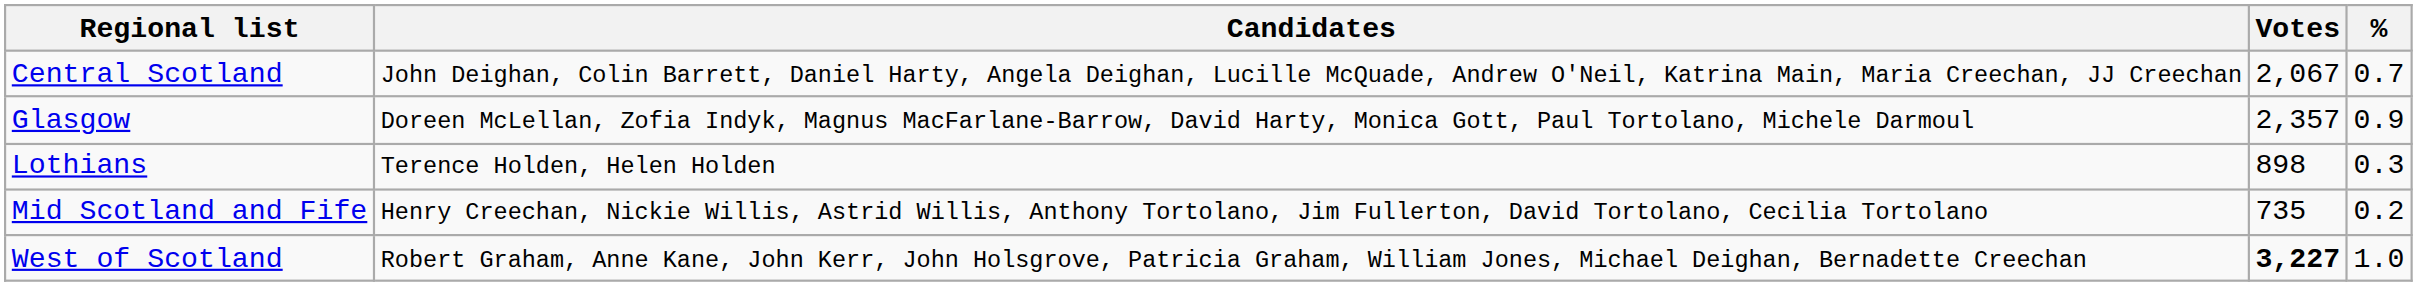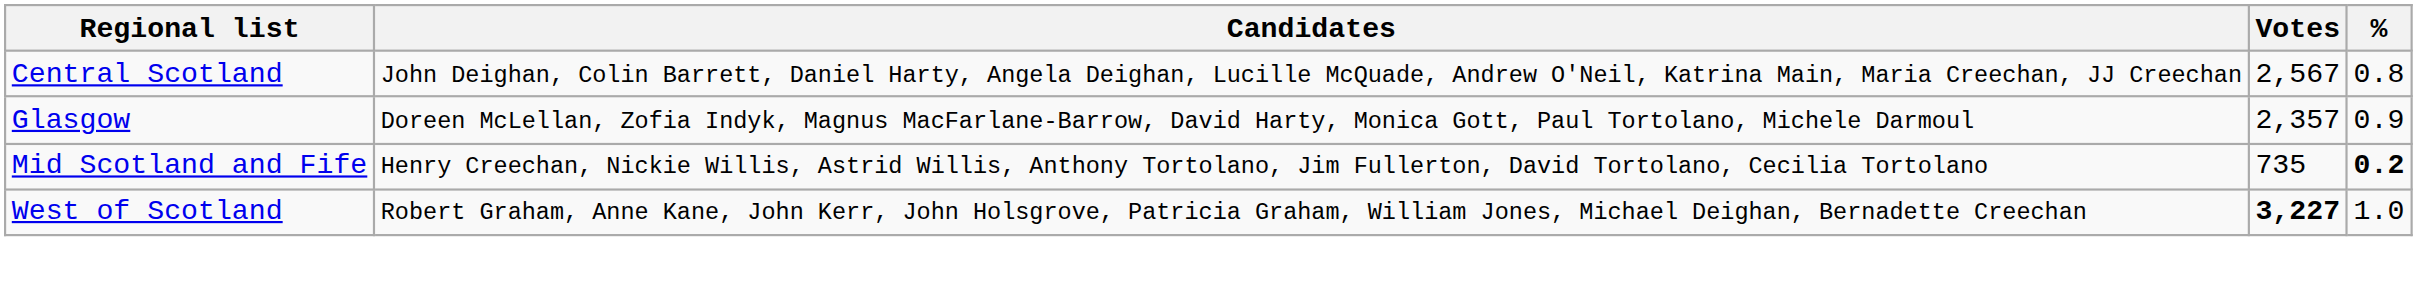(2298, 74) 2,067 -> (2298, 74) 2,567
(2379, 74) 0.7 -> (2379, 74) 0.8
- row: (80, 166)
(2379, 212) normal -> (2379, 166) bold
